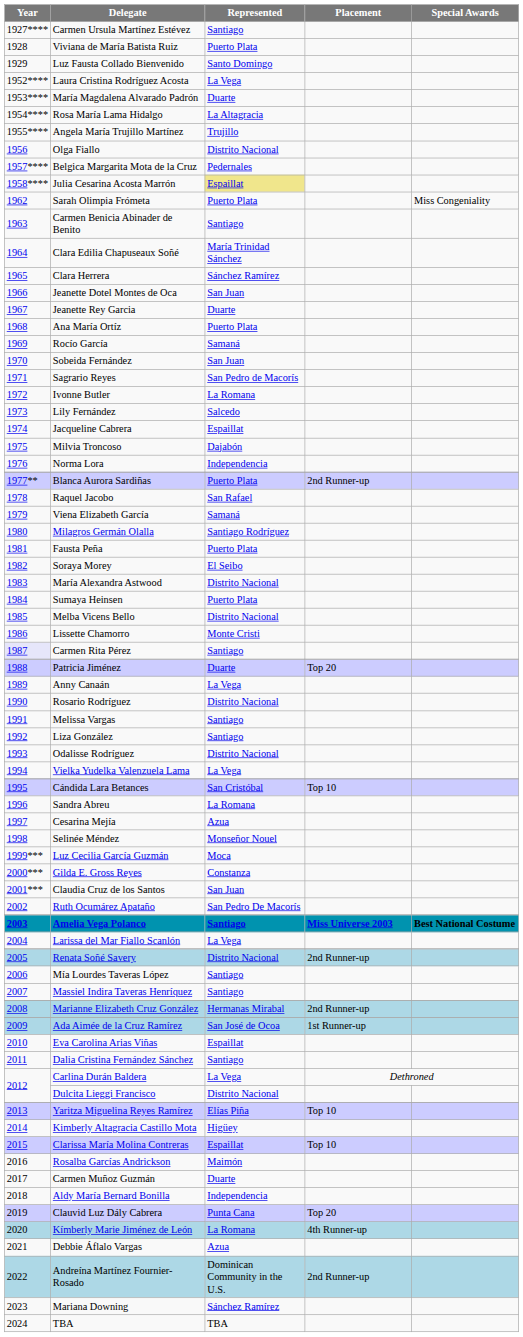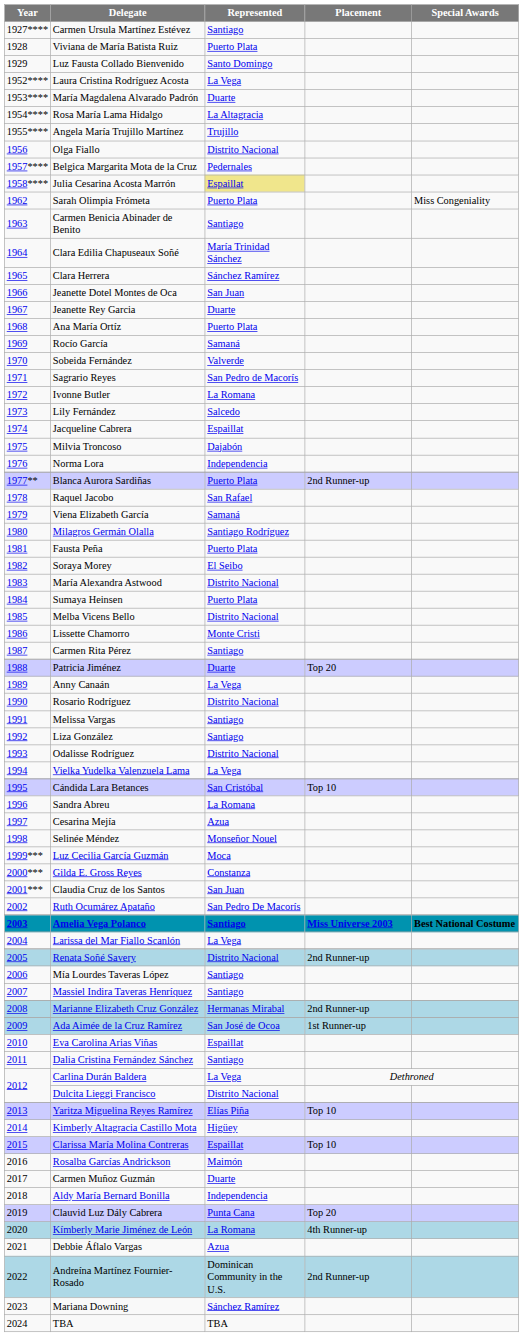(226, 361) San Juan -> (226, 361) Valverde
(17, 651) lavender background -> (17, 651) no background
